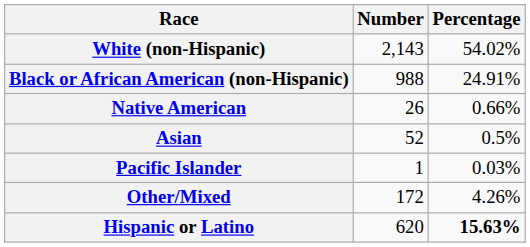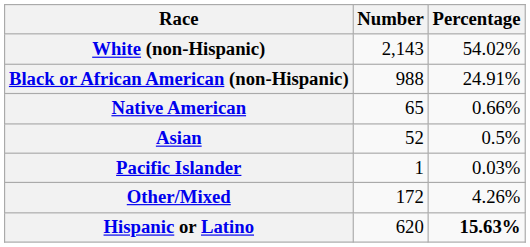(414, 108) 26 -> (414, 108) 65
